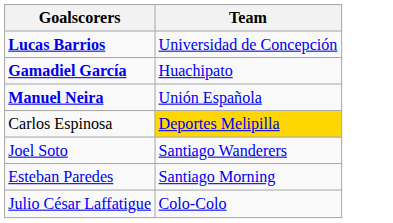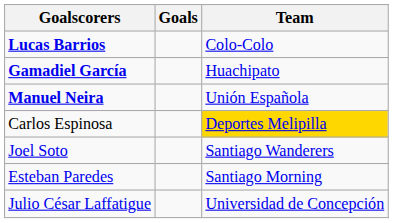+ column: (178, 17)
(248, 44) Universidad de Concepción -> (239, 44) Colo-Colo
(193, 203) Colo-Colo -> (295, 203) Universidad de Concepción
